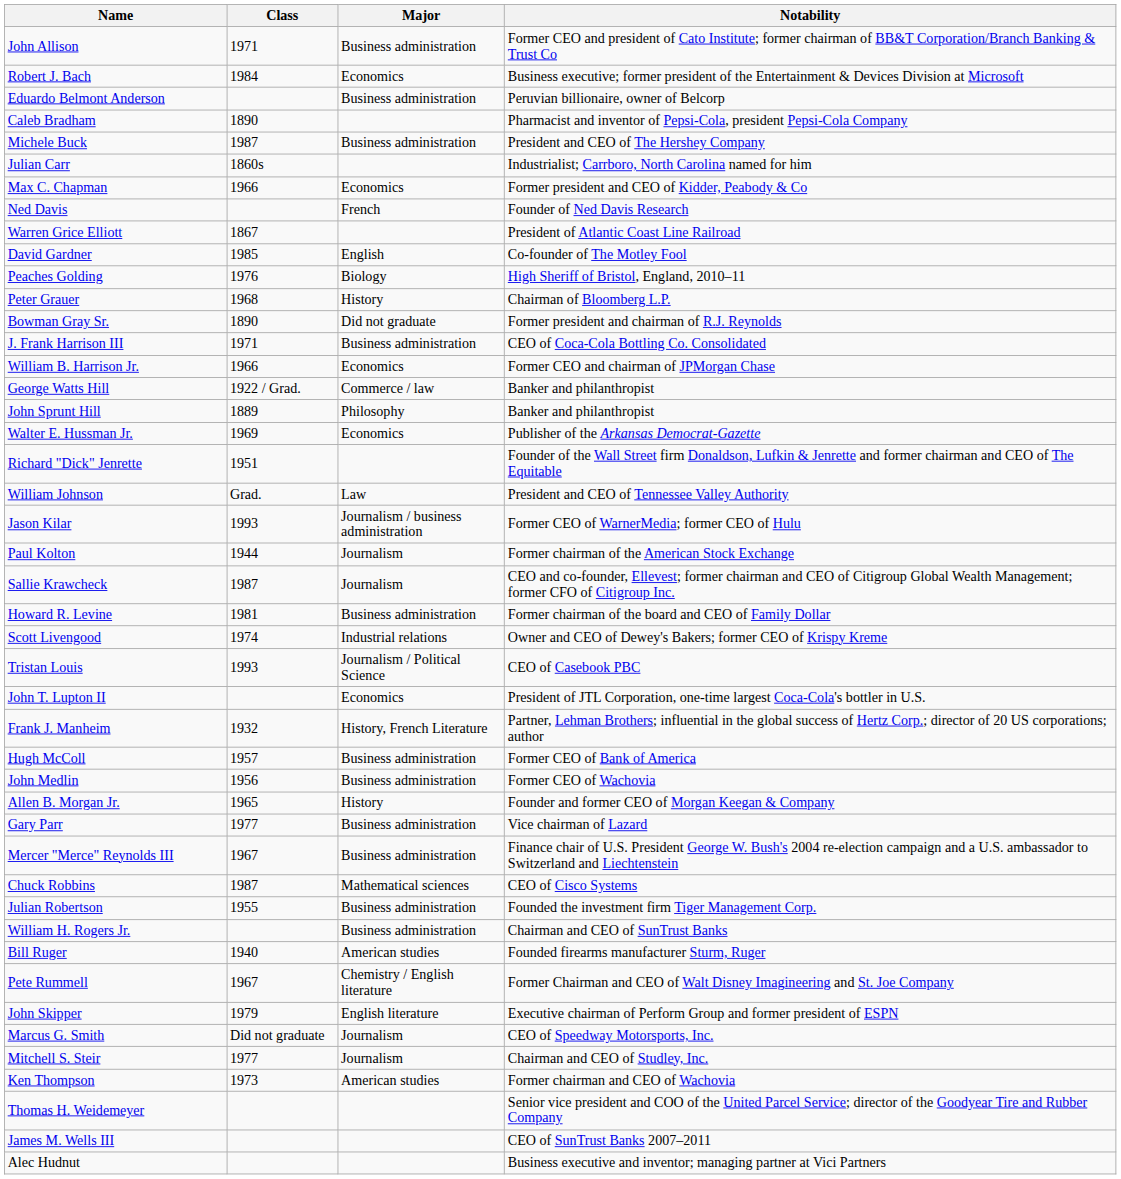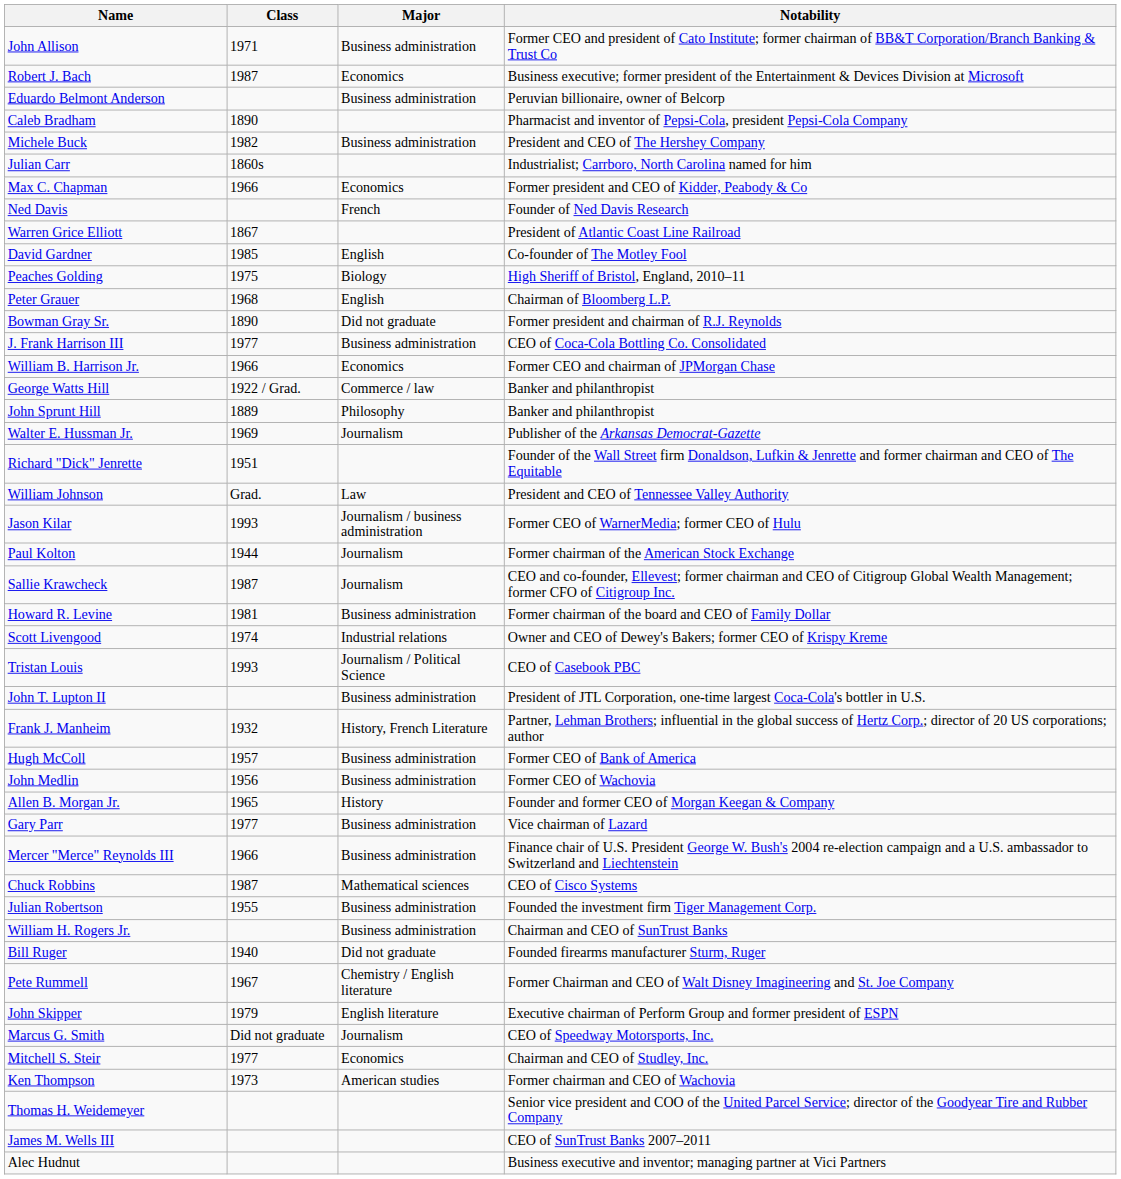(244, 76) 1984 -> (244, 76) 1987
(244, 143) 1987 -> (244, 143) 1982
(244, 277) 1976 -> (244, 277) 1975
(362, 299) History -> (363, 299) English
(244, 344) 1971 -> (244, 344) 1977
(372, 433) Economics -> (372, 433) Journalism
(372, 697) Economics -> (409, 697) Business administration
(244, 855) 1967 -> (244, 855) 1966
(390, 952) American studies -> (388, 952) Did not graduate
(372, 1057) Journalism -> (372, 1057) Economics
